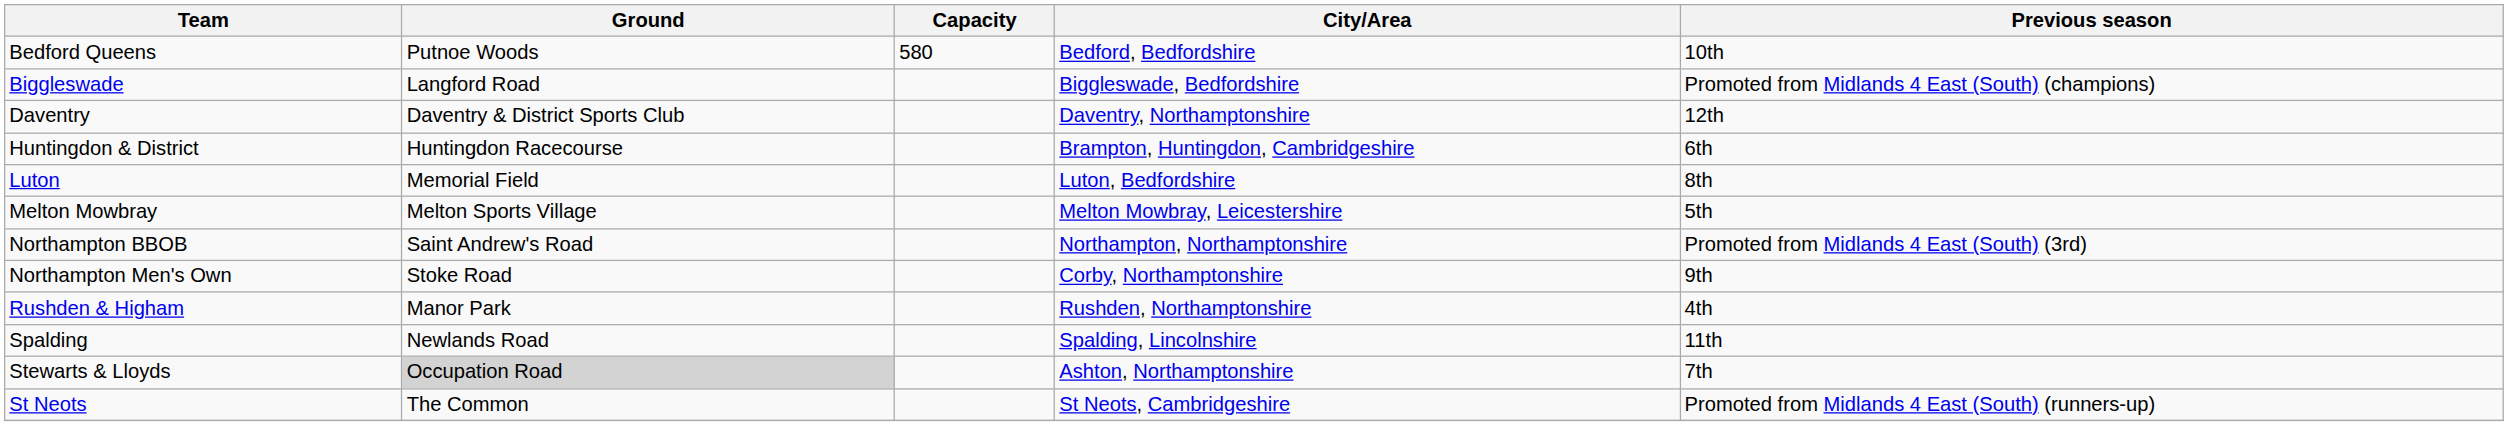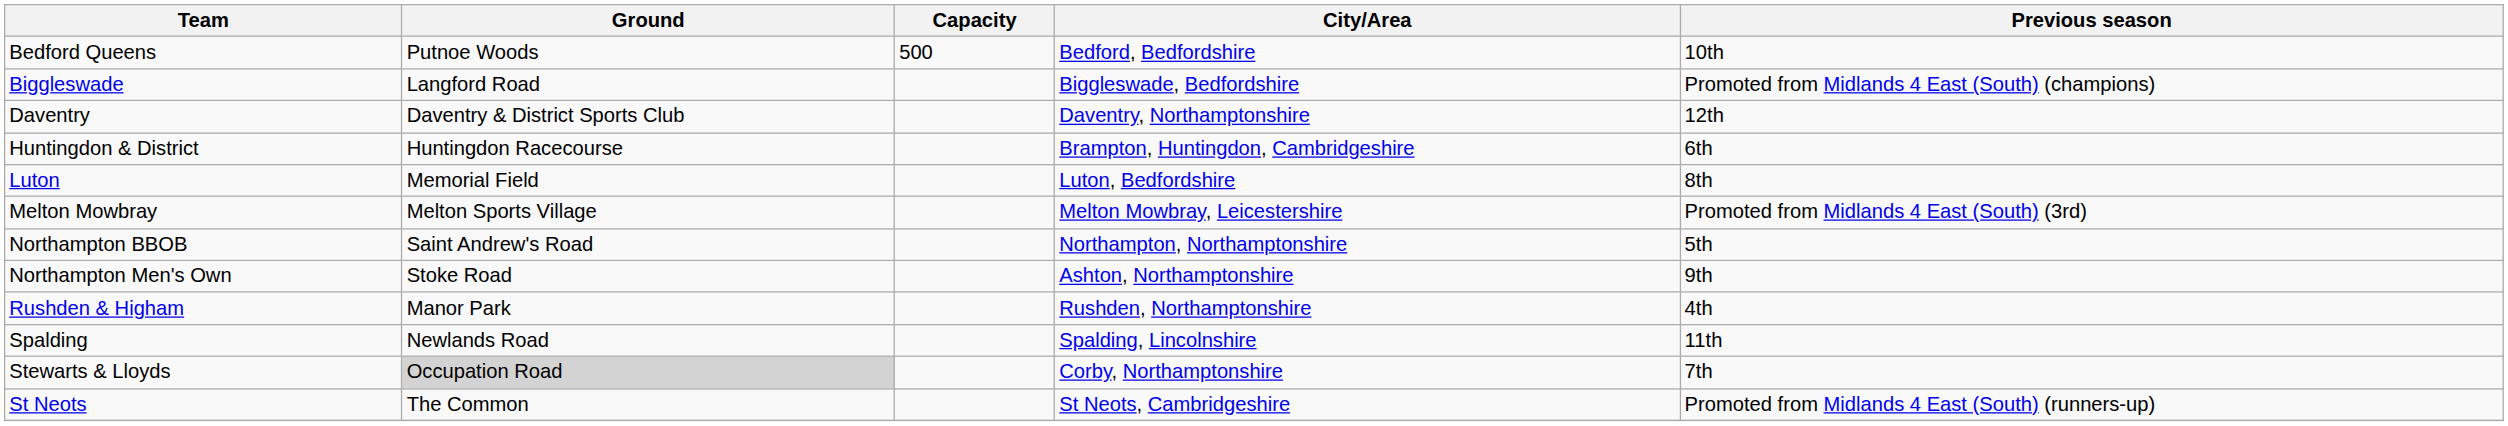(916, 52) 580 -> (916, 52) 500
(1699, 212) 5th -> (1886, 212) Promoted from Midlands 4 East (South) (3rd)
(1886, 244) Promoted from Midlands 4 East (South) (3rd) -> (1699, 244) 5th
(1171, 276) Corby, Northamptonshire -> (1176, 276) Ashton, Northamptonshire
(1176, 372) Ashton, Northamptonshire -> (1171, 372) Corby, Northamptonshire
